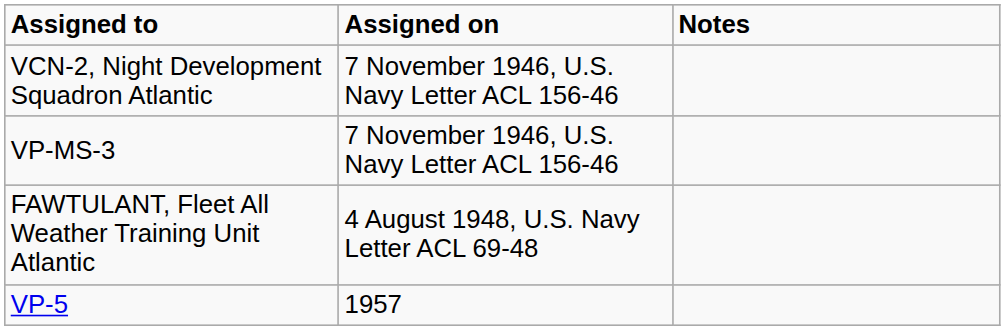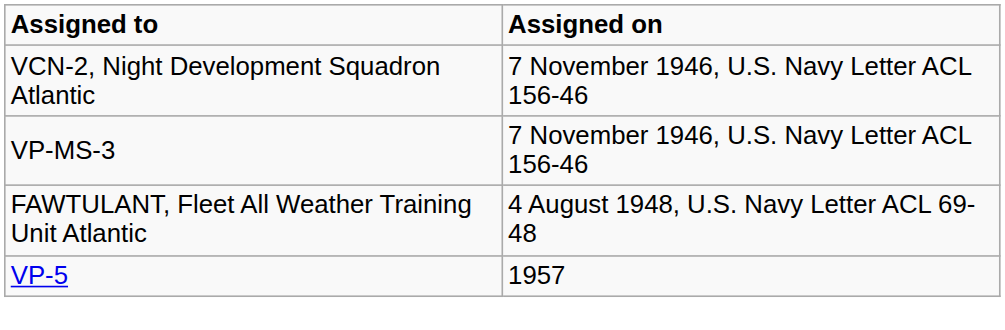- column: (714, 24)
